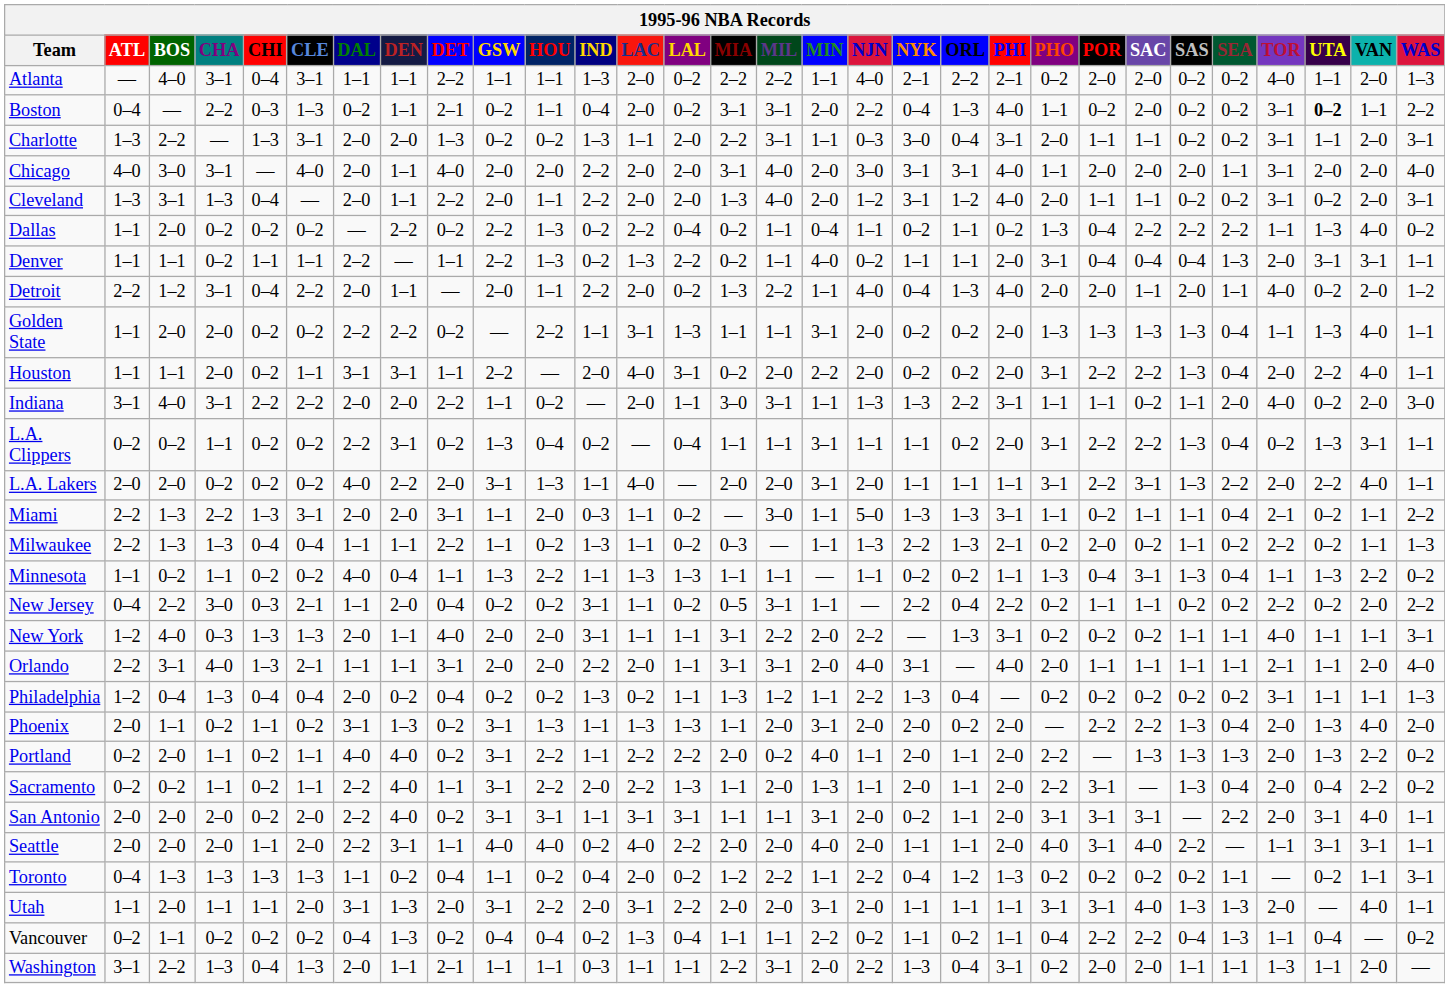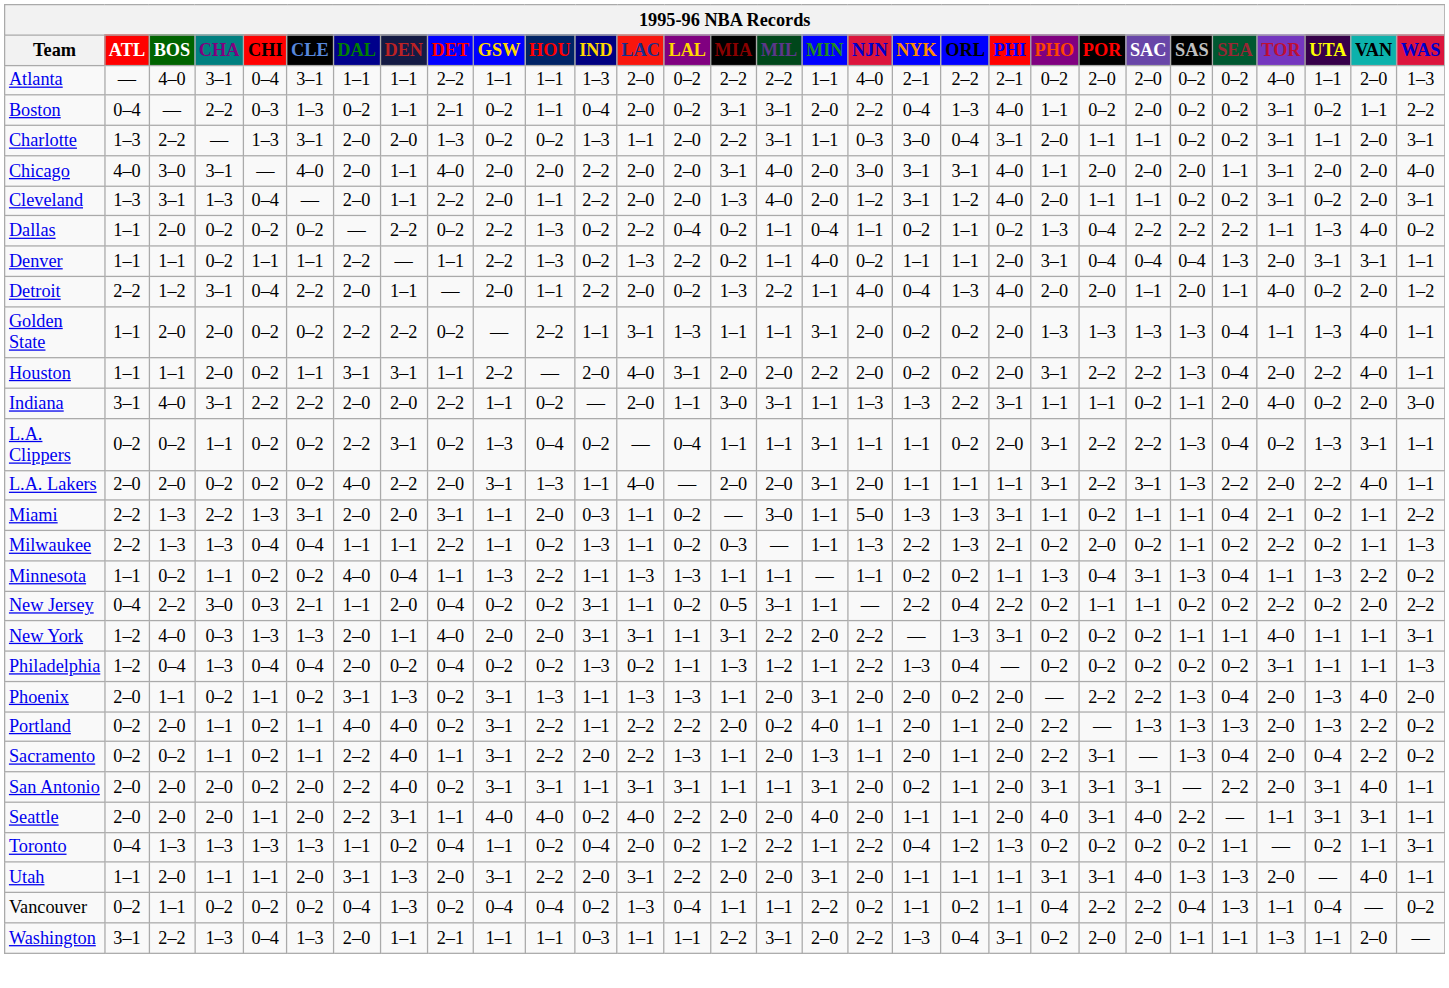(1328, 110) bold -> (1328, 110) normal
(733, 373) 0–2 -> (733, 373) 2–0
(641, 636) 1–1 -> (641, 636) 3–1
- row: (39, 666)
